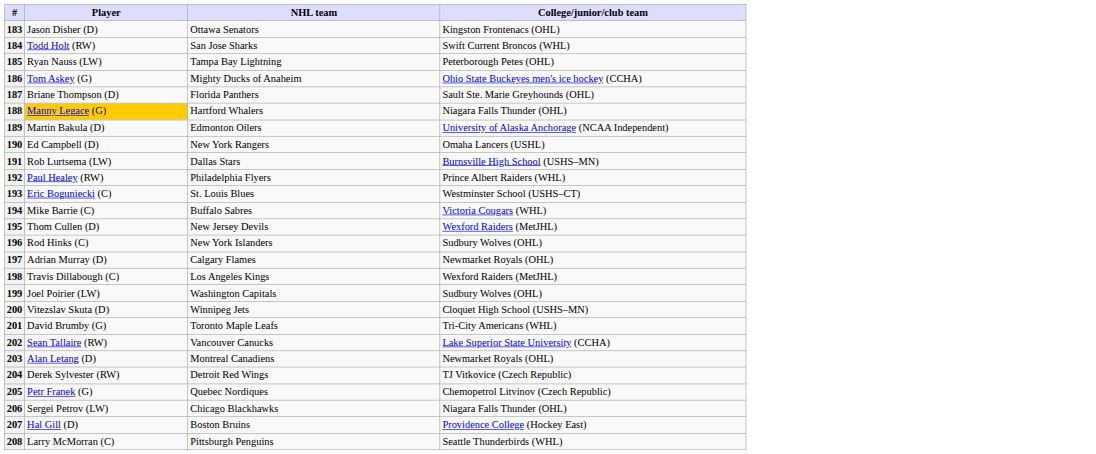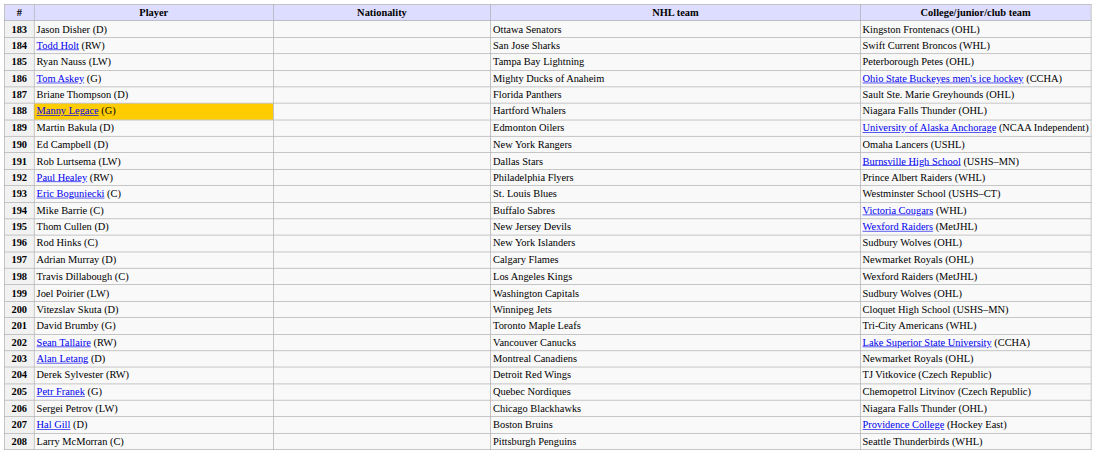+ column: (382, 12)
